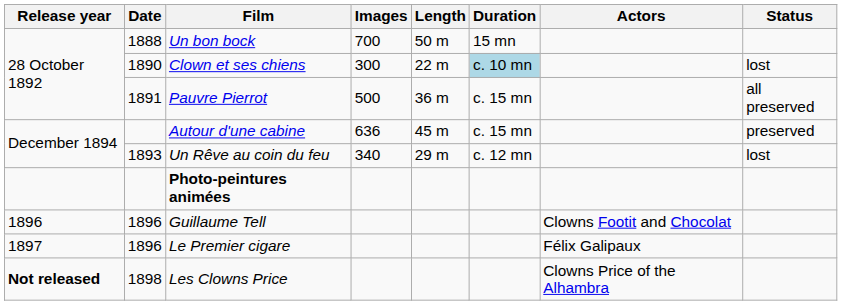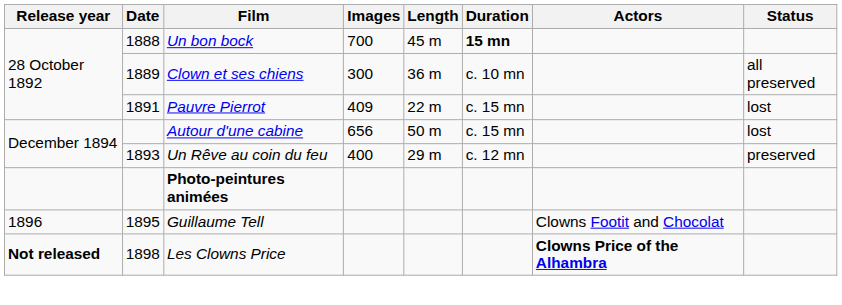(432, 41) 50 m -> (424, 41) 45 m
(494, 41) normal -> (488, 41) bold
(145, 65) 1890 -> (143, 74) 1889
(432, 65) 22 m -> (424, 74) 36 m
(502, 65) lightblue background -> (495, 74) no background
(758, 65) lost -> (781, 74) all preserved
(368, 98) 500 -> (360, 107) 409
(432, 98) 36 m -> (424, 107) 22 m
(780, 98) all preserved -> (759, 107) lost
(368, 131) 636 -> (360, 131) 656
(432, 131) 45 m -> (424, 131) 50 m
(780, 131) preserved -> (759, 131) lost
(368, 155) 340 -> (360, 155) 400
(758, 155) lost -> (781, 155) preserved
(145, 221) 1896 -> (143, 221) 1895
- row: (230, 246)
(609, 279) normal -> (607, 254) bold
